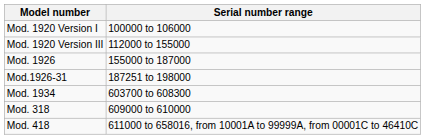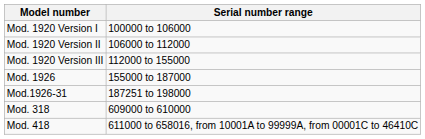+ row: (54, 45)
- row: (31, 93)
